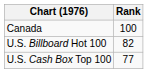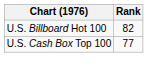- row: (24, 28)
